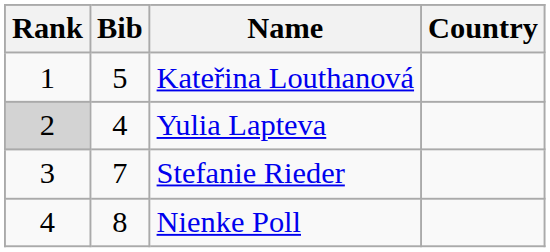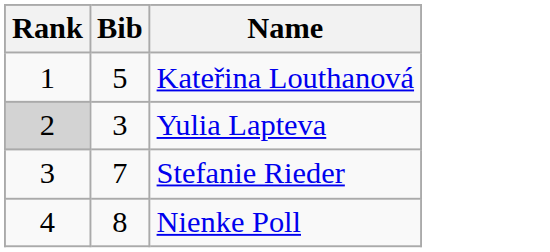- column: (483, 28)
(120, 125) 4 -> (120, 125) 3
